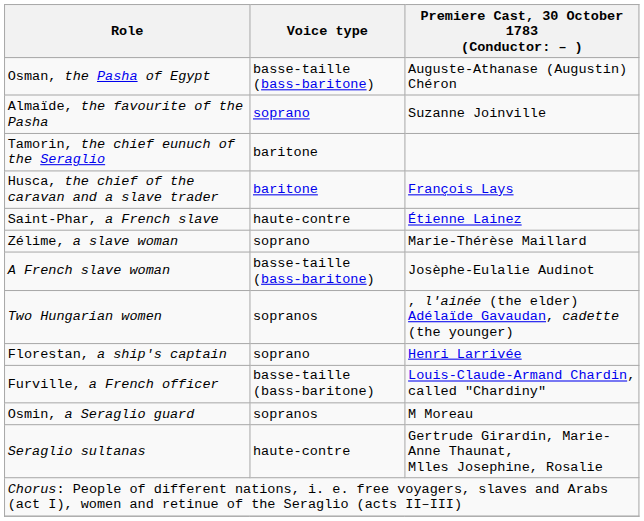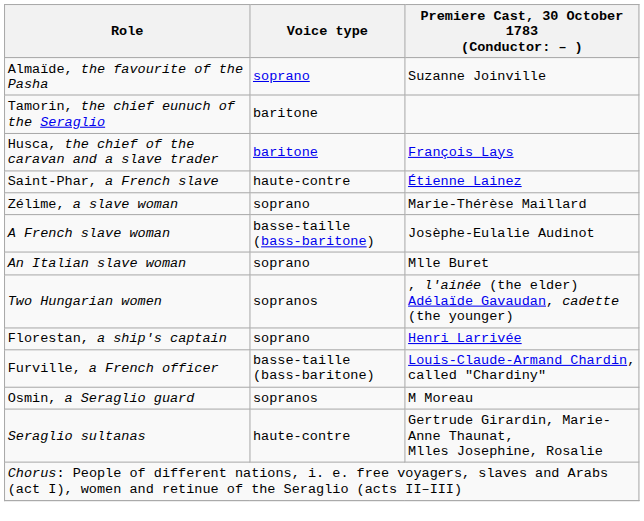- row: (109, 77)
+ row: (97, 263)
